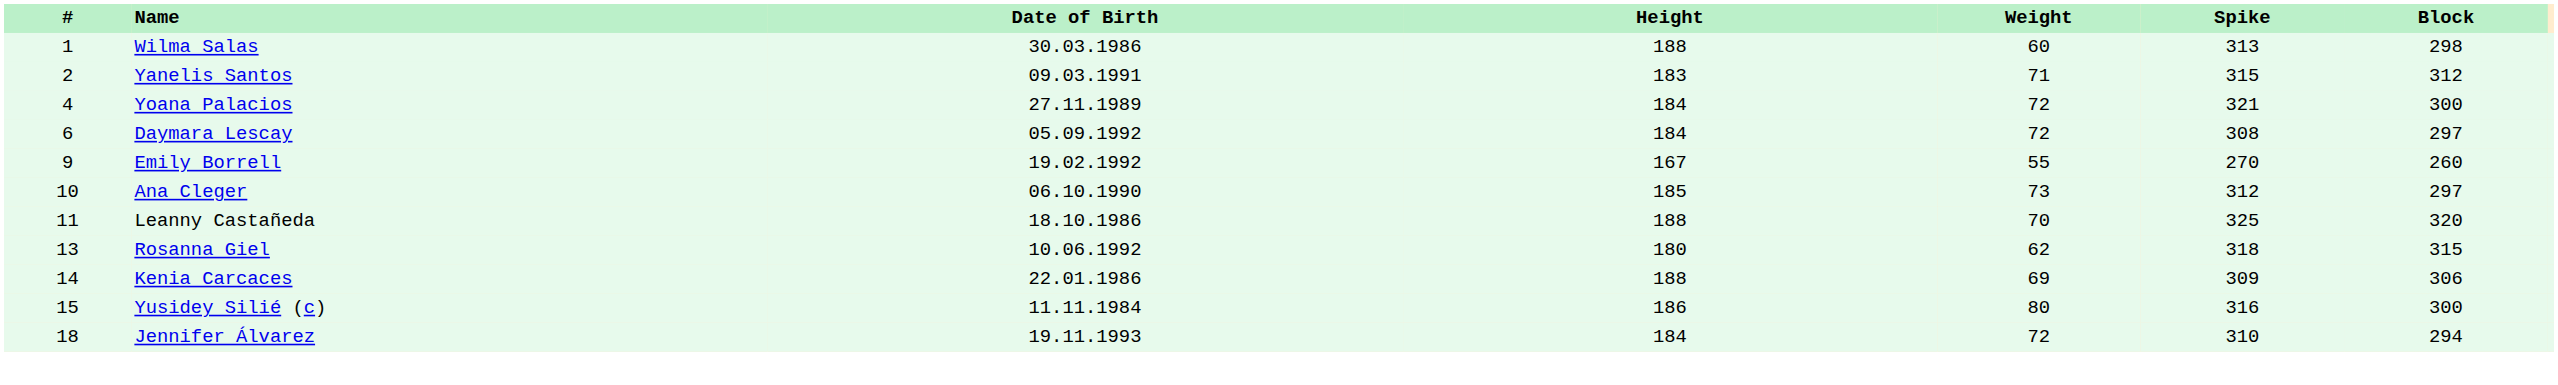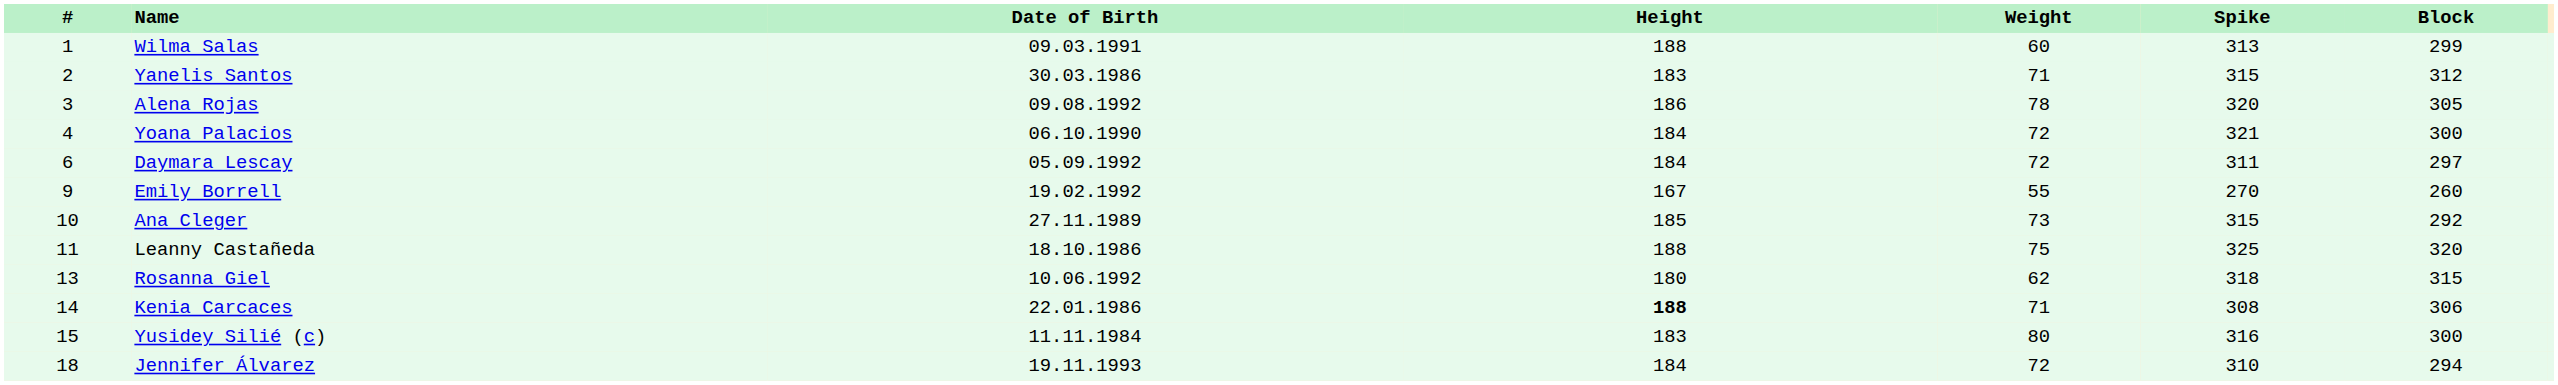(1085, 47) 30.03.1986 -> (1085, 47) 09.03.1991
(2446, 47) 298 -> (2446, 47) 299
(1085, 76) 09.03.1991 -> (1085, 76) 30.03.1986
+ row: (196, 105)
(1085, 105) 27.11.1989 -> (1085, 134) 06.10.1990
(2242, 134) 308 -> (2242, 163) 311
(1085, 192) 06.10.1990 -> (1085, 221) 27.11.1989
(2242, 192) 312 -> (2242, 221) 315
(2446, 192) 297 -> (2446, 221) 292
(2039, 221) 70 -> (2039, 250) 75
(1670, 279) normal -> (1670, 308) bold
(2039, 279) 69 -> (2039, 308) 71
(2242, 279) 309 -> (2242, 308) 308
(1670, 308) 186 -> (1670, 337) 183
